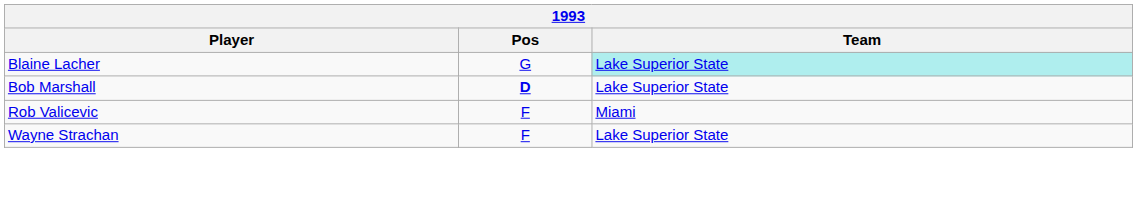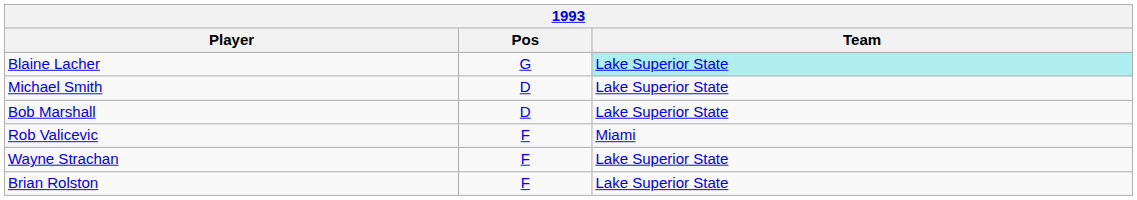+ row: (55, 87)
(525, 87) bold -> (525, 111) normal
+ row: (53, 183)
